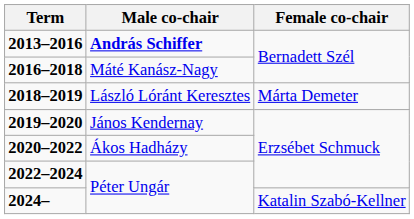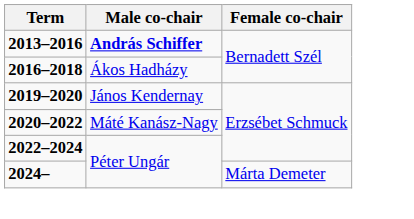(154, 69) Máté Kanász-Nagy -> (139, 69) Ákos Hadházy
- row: (45, 95)
(139, 148) Ákos Hadházy -> (154, 122) Máté Kanász-Nagy
(332, 200) Katalin Szabó-Kellner -> (275, 174) Márta Demeter
